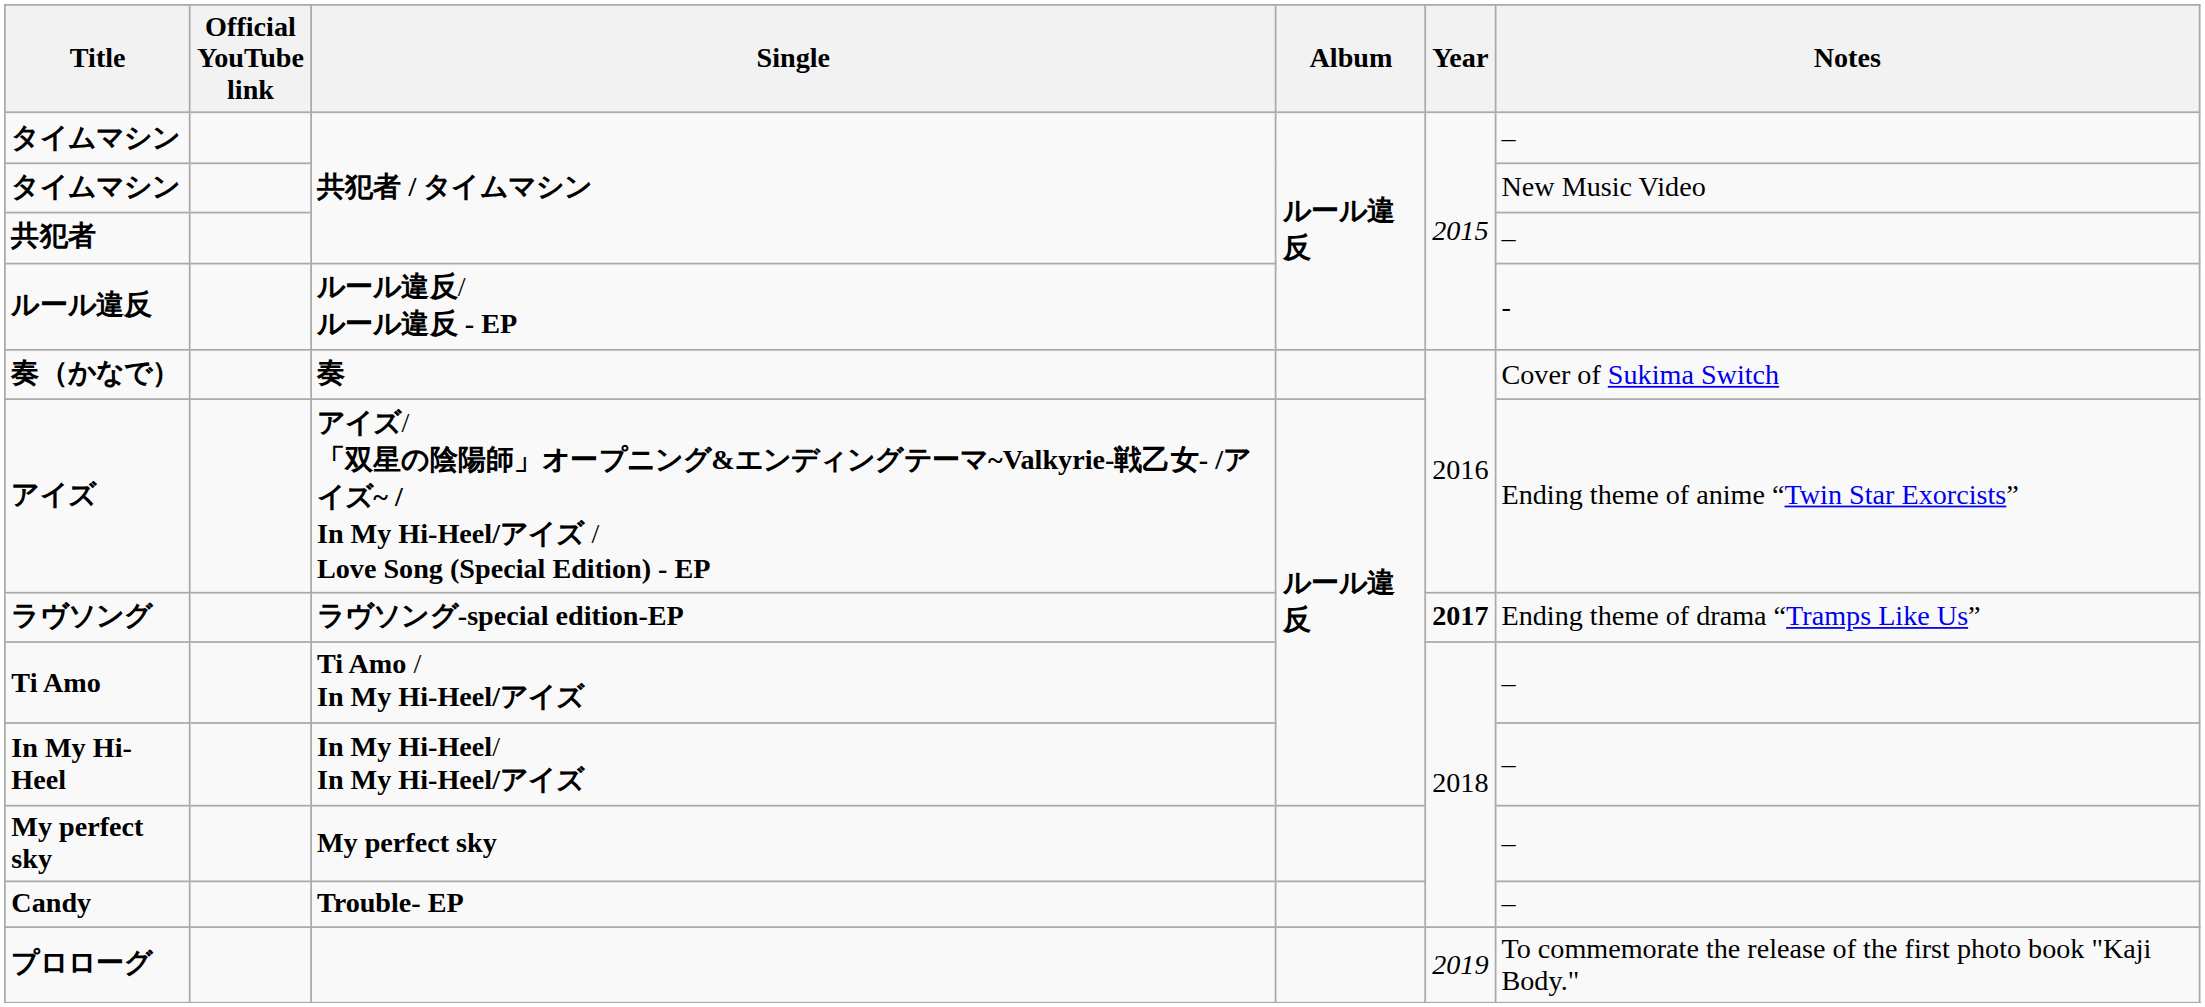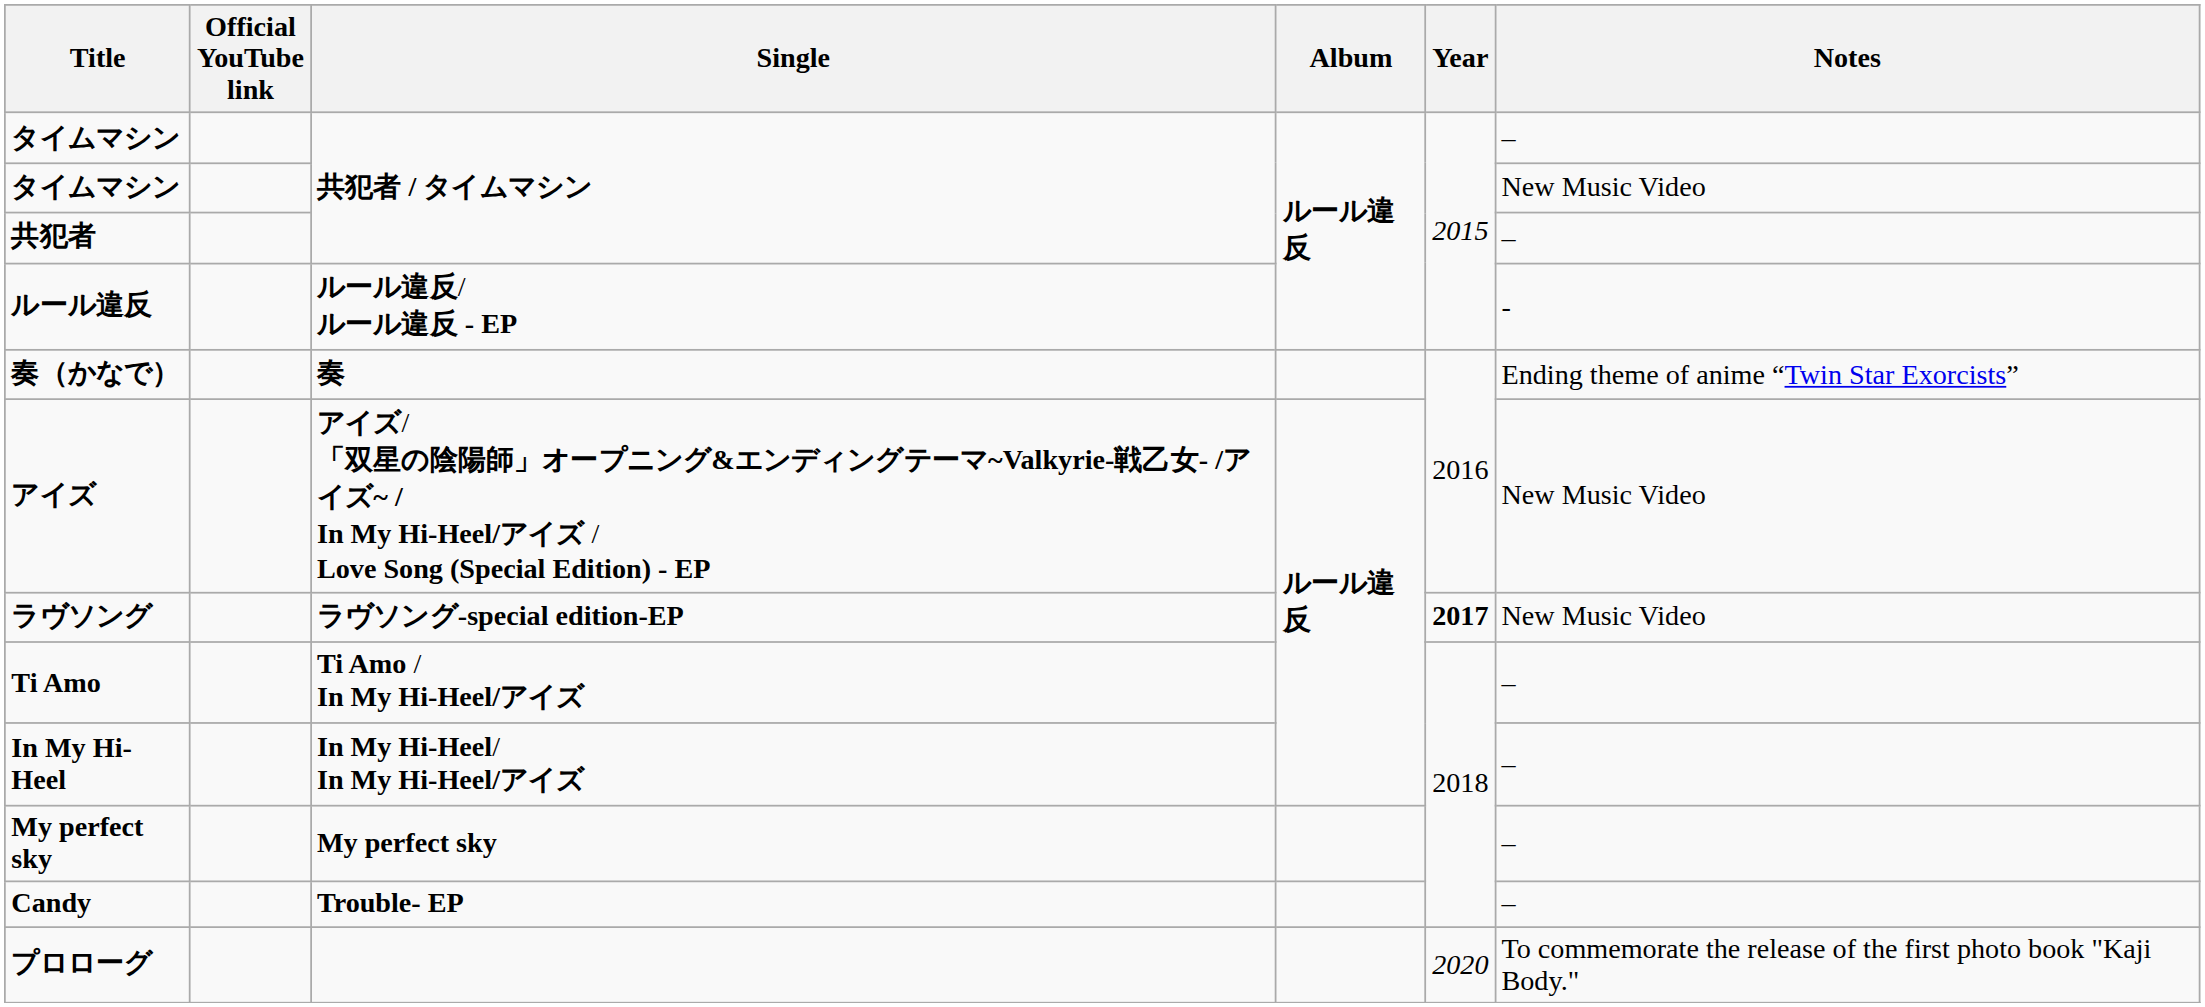(1640, 374) Cover of Sukima Switch -> (1760, 374) Ending theme of anime “Twin Star Exorcists”
(1760, 495) Ending theme of anime “Twin Star Exorcists” -> (1604, 495) New Music Video
(1741, 616) Ending theme of drama “Tramps Like Us” -> (1604, 616) New Music Video
(1460, 964) 2019 -> (1460, 964) 2020
